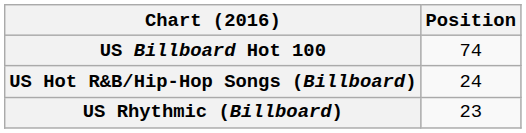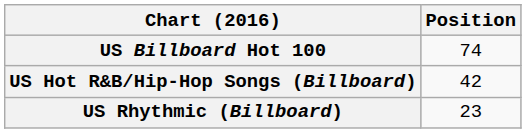(471, 82) 24 -> (471, 82) 42
